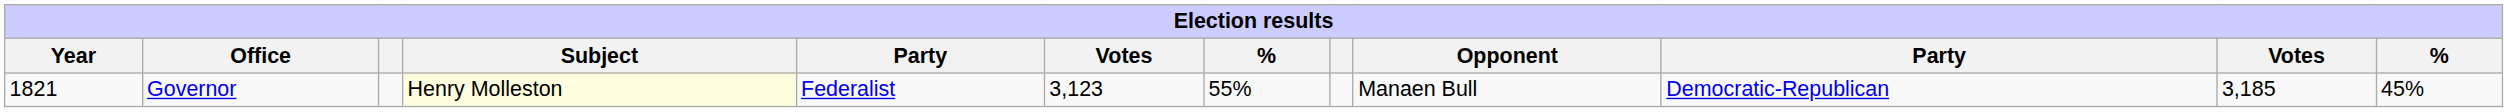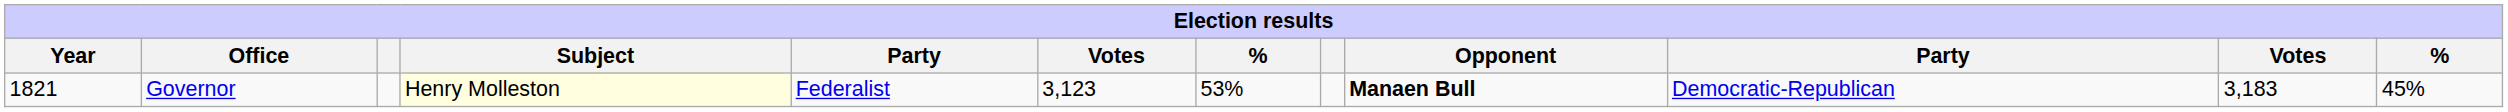(1230, 89) 55% -> (1222, 89) 53%
(1418, 89) normal -> (1412, 89) bold
(2249, 89) 3,185 -> (2251, 89) 3,183
